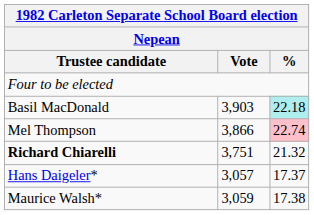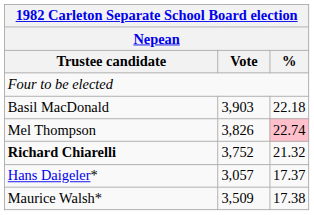(289, 107) paleturquoise background -> (289, 107) no background
(238, 130) 3,866 -> (238, 130) 3,826
(238, 152) 3,751 -> (238, 152) 3,752
(238, 198) 3,059 -> (238, 198) 3,509
